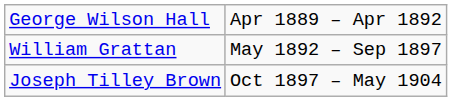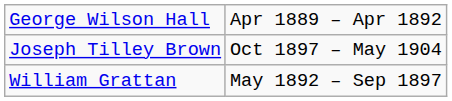rows swapped: (93, 50) <-> (115, 80)
